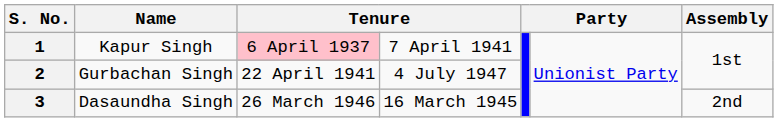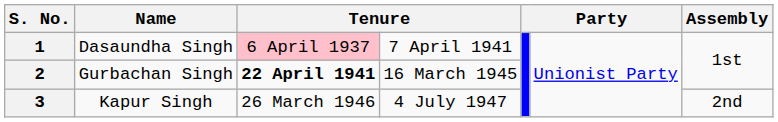(156, 47) Kapur Singh -> (156, 47) Dasaundha Singh
(308, 75) normal -> (308, 75) bold
(450, 75) 4 July 1947 -> (450, 75) 16 March 1945
(156, 103) Dasaundha Singh -> (156, 103) Kapur Singh
(450, 103) 16 March 1945 -> (450, 103) 4 July 1947
